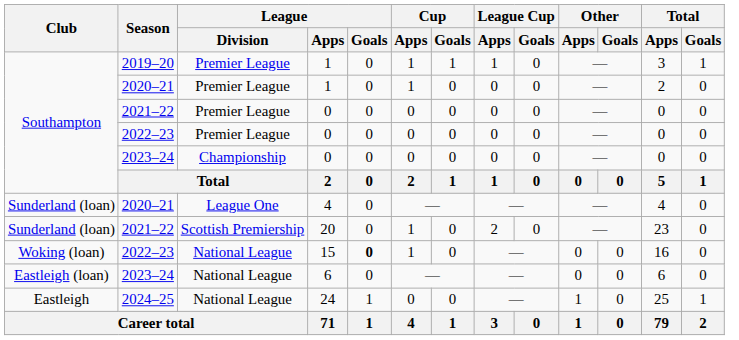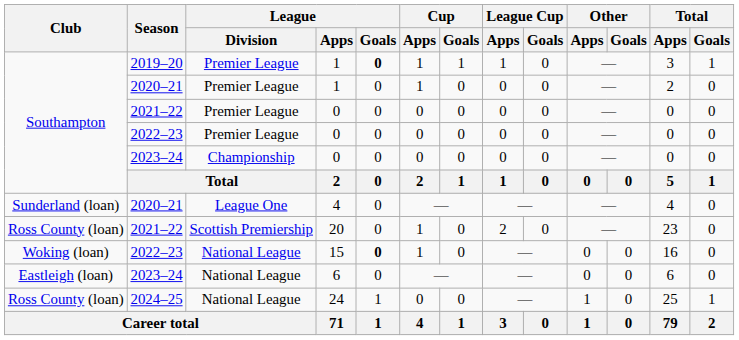(369, 63) normal -> (378, 63) bold
(61, 228) Sunderland (loan) -> (66, 228) Ross County (loan)
(61, 299) Eastleigh -> (66, 299) Ross County (loan)
